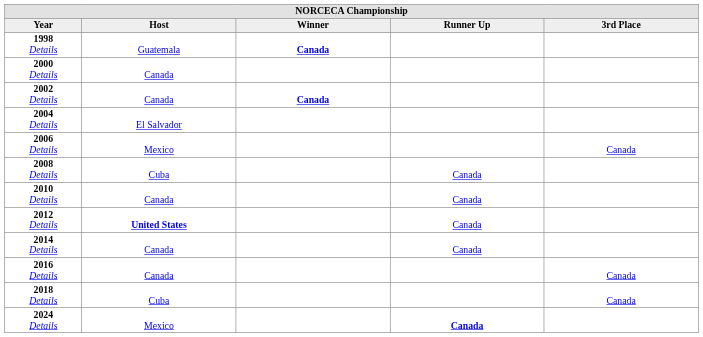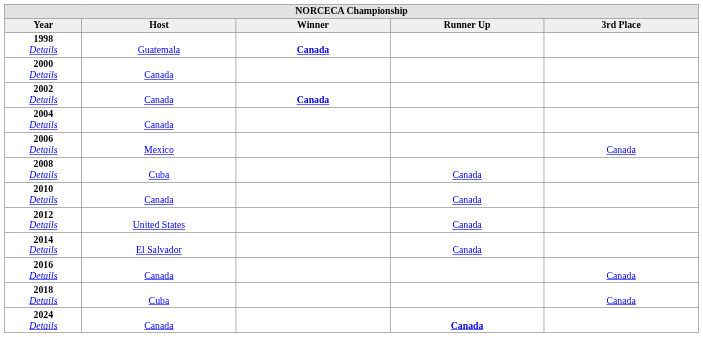(159, 125) El Salvador -> (159, 125) Canada
(159, 225) bold -> (159, 225) normal
(159, 250) Canada -> (159, 250) El Salvador
(159, 325) Mexico -> (159, 325) Canada
